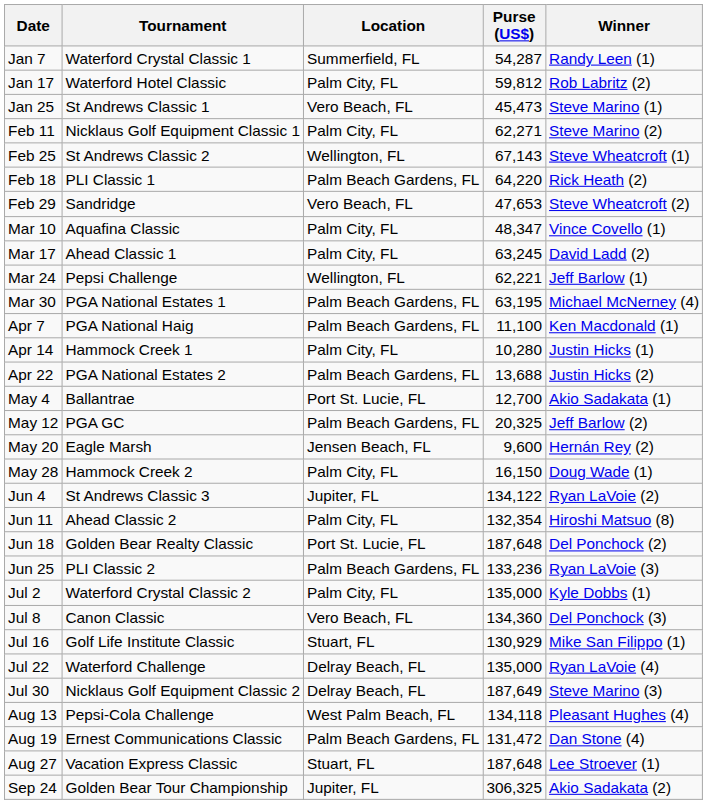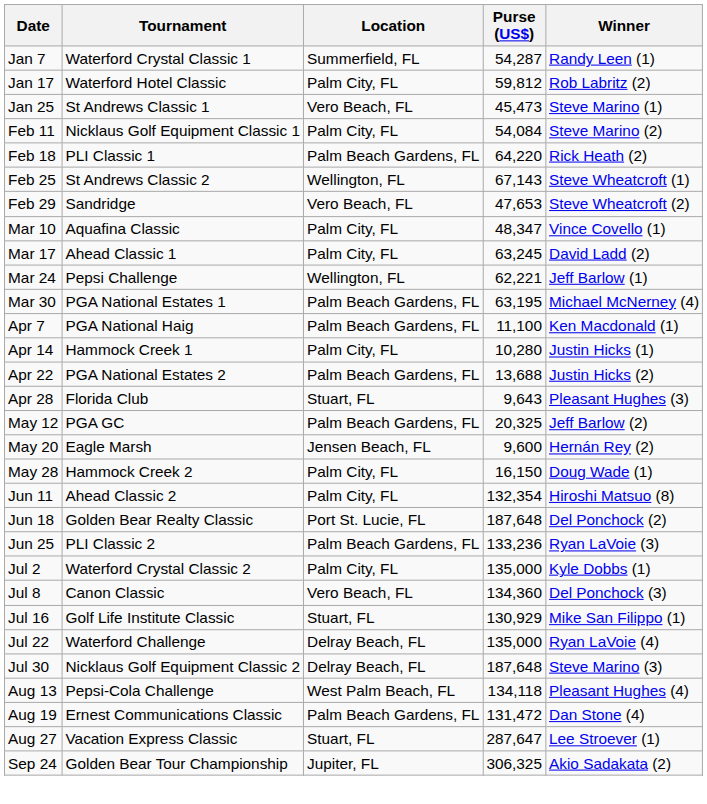(518, 131) 62,271 -> (518, 131) 54,084
rows swapped: (32, 180) <-> (32, 156)
+ row: (31, 399)
- row: (29, 399)
- row: (27, 496)
(514, 690) 187,649 -> (514, 666) 187,648
(514, 763) 187,648 -> (514, 739) 287,647
